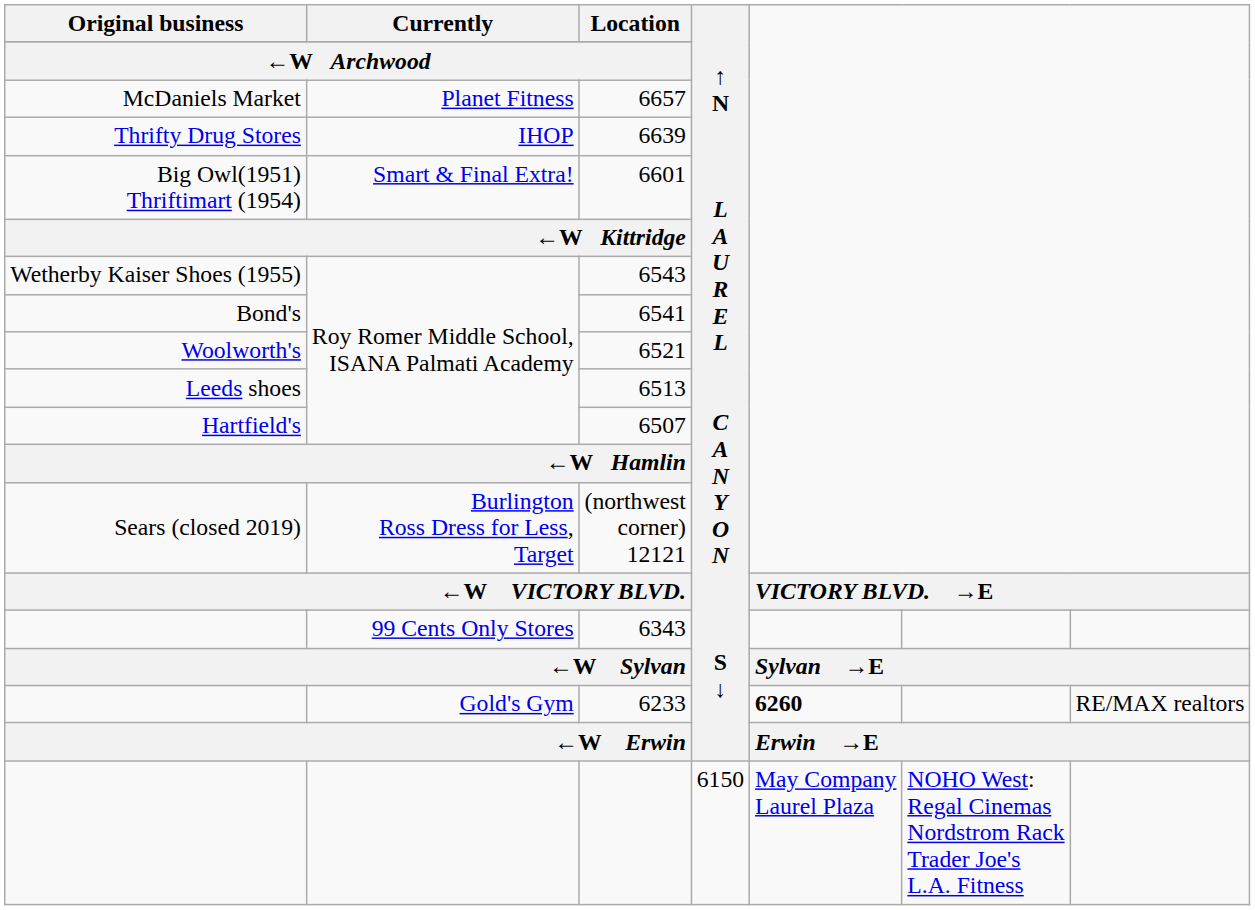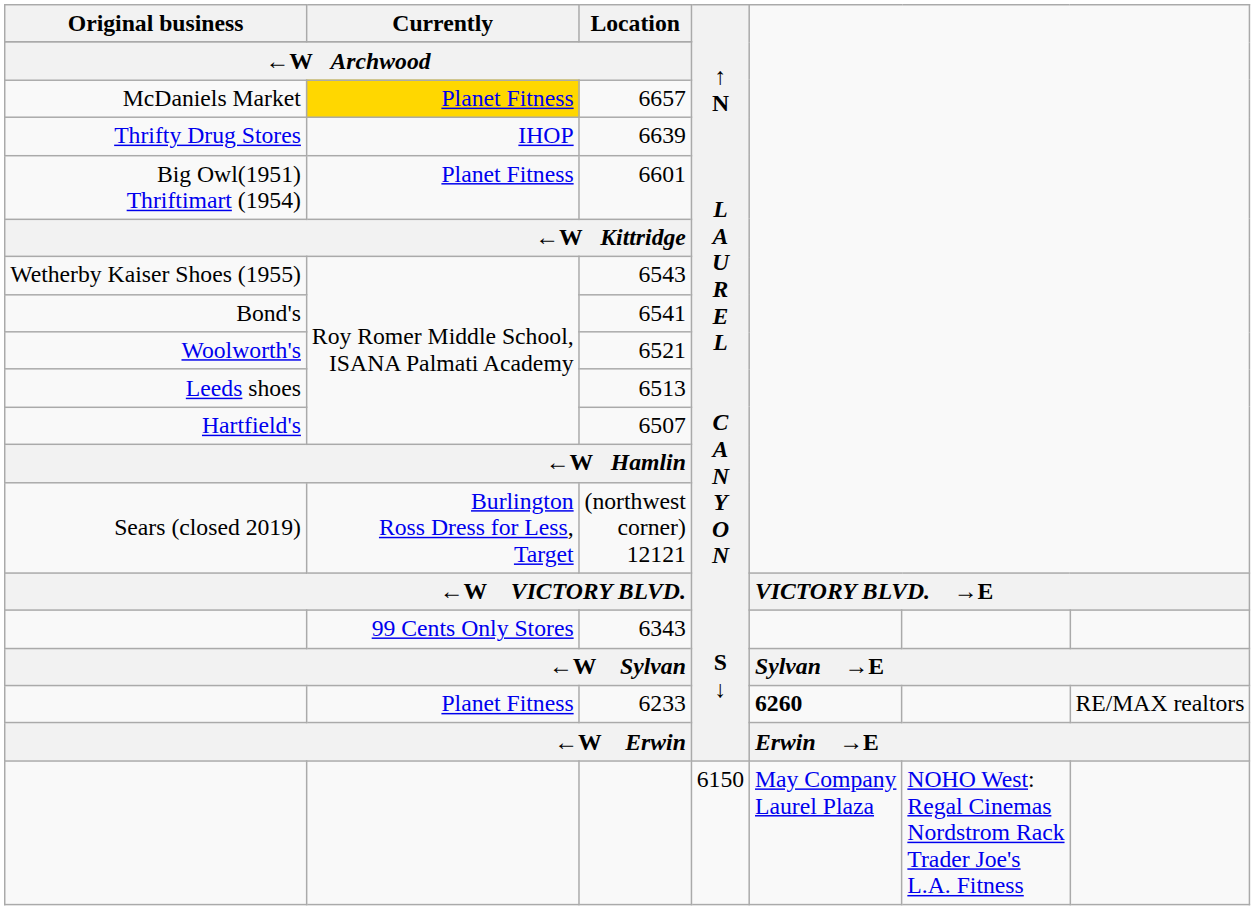(508, 98) no background -> (508, 98) gold background
(473, 173) Smart & Final Extra! -> (508, 173) Planet Fitness
(517, 704) Gold's Gym -> (508, 704) Planet Fitness
